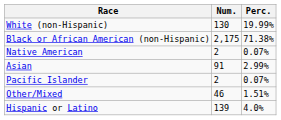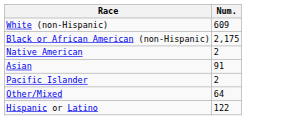- column: (259, 11)
(221, 25) 130 -> (221, 25) 609
(219, 94) 46 -> (219, 94) 64
(221, 108) 139 -> (221, 108) 122
